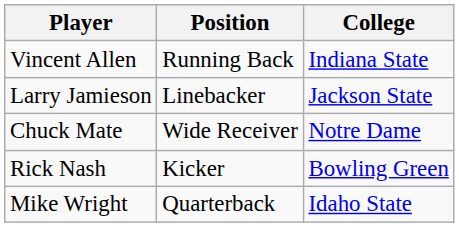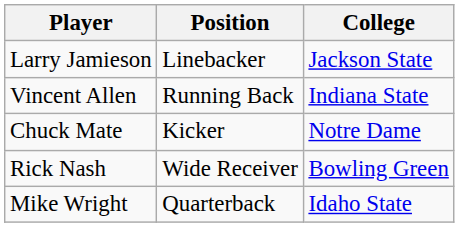rows swapped: (73, 58) <-> (81, 95)
(230, 131) Wide Receiver -> (193, 131) Kicker
(193, 167) Kicker -> (230, 167) Wide Receiver
